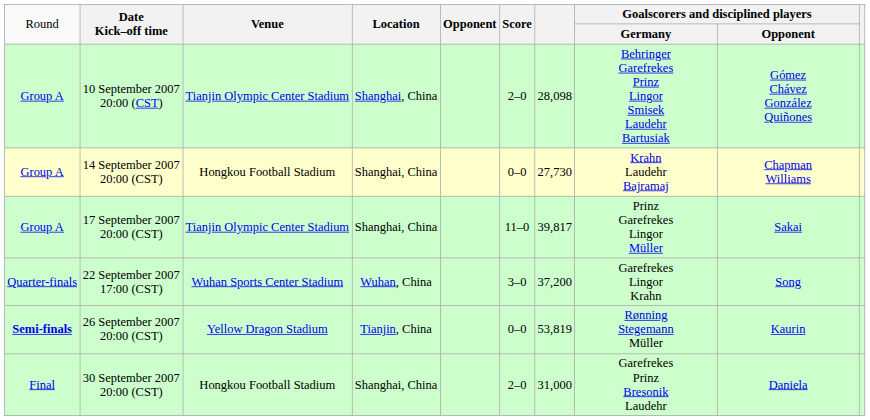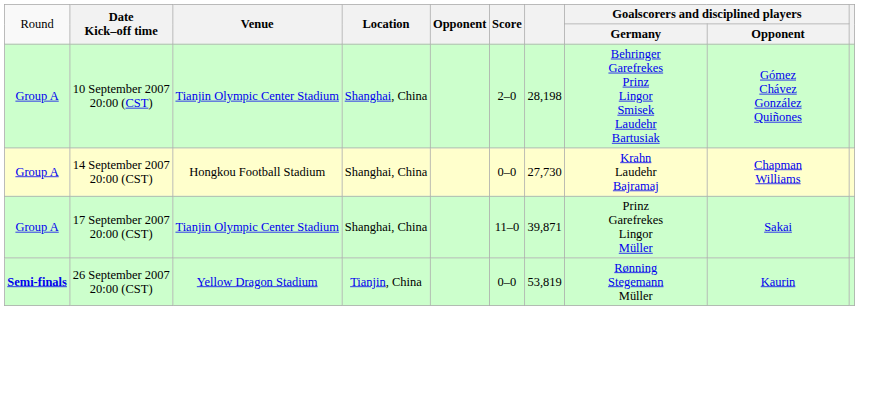(555, 96) 28,098 -> (545, 96) 28,198
(555, 226) 39,817 -> (545, 226) 39,871
- row: (131, 281)
- row: (131, 384)
